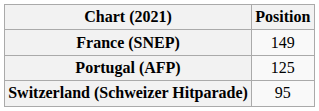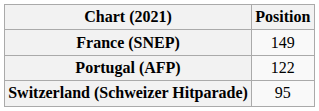(283, 67) 125 -> (283, 67) 122
